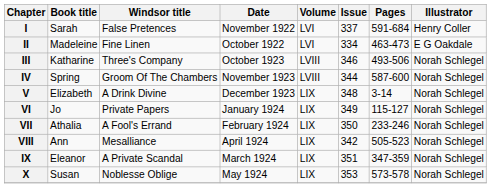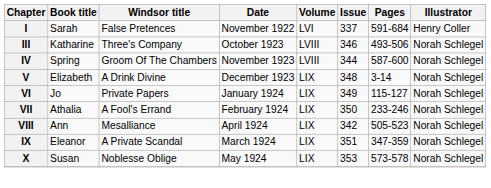- row: (26, 45)
